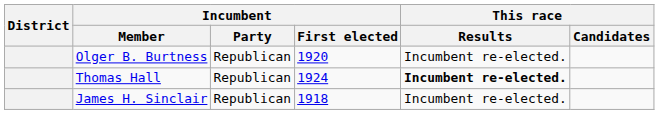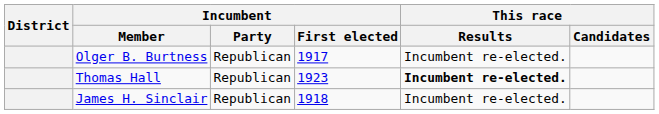(313, 57) 1920 -> (313, 57) 1917
(313, 78) 1924 -> (313, 78) 1923
